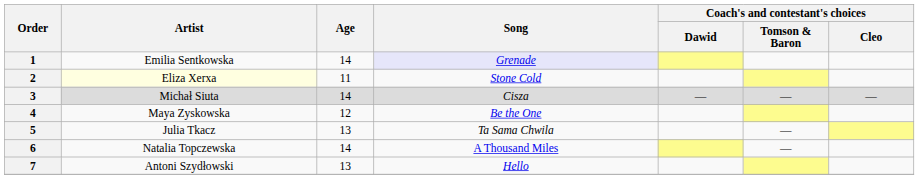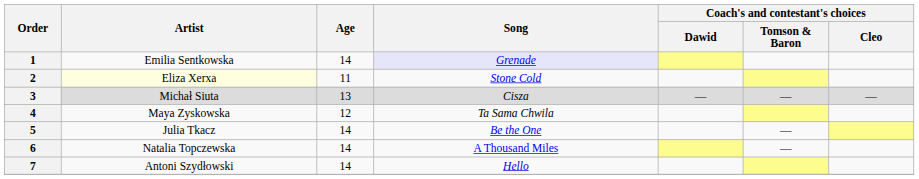(345, 96) 14 -> (345, 96) 13
(516, 113) Be the One -> (516, 113) Ta Sama Chwila
(345, 131) 13 -> (345, 131) 14
(516, 131) Ta Sama Chwila -> (516, 131) Be the One
(345, 166) 13 -> (345, 166) 14
